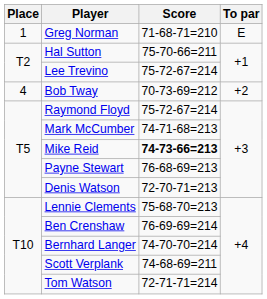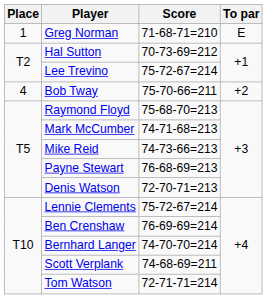(179, 52) 75-70-66=211 -> (179, 52) 70-73-69=212
(179, 91) 70-73-69=212 -> (179, 91) 75-70-66=211
(179, 110) 75-72-67=214 -> (179, 110) 75-68-70=213
(179, 149) bold -> (179, 149) normal
(179, 206) 75-68-70=213 -> (179, 206) 75-72-67=214
